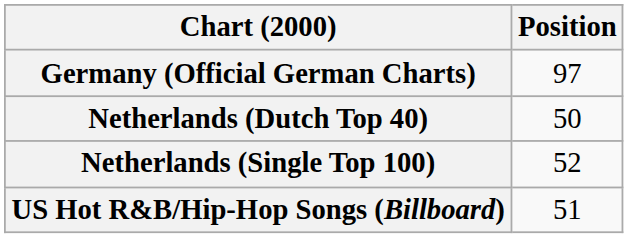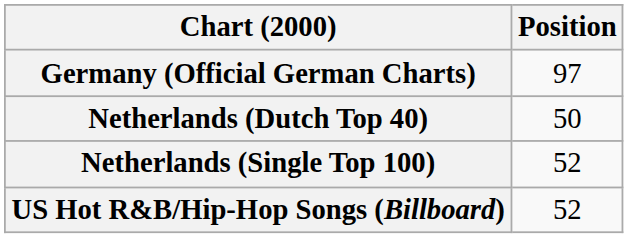(567, 208) 51 -> (567, 208) 52
